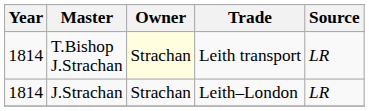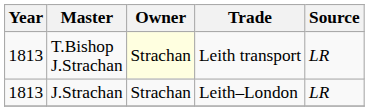(26, 55) 1814 -> (26, 55) 1813
(26, 92) 1814 -> (26, 92) 1813
